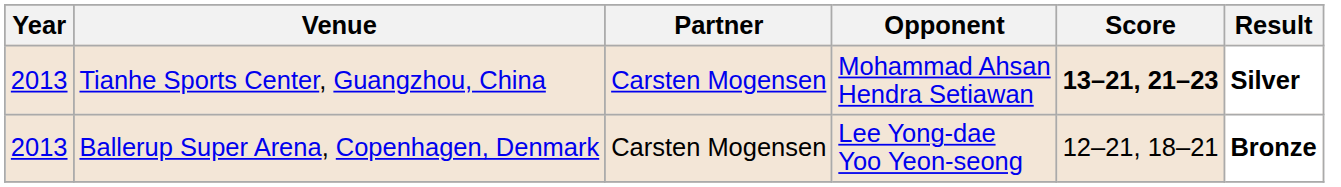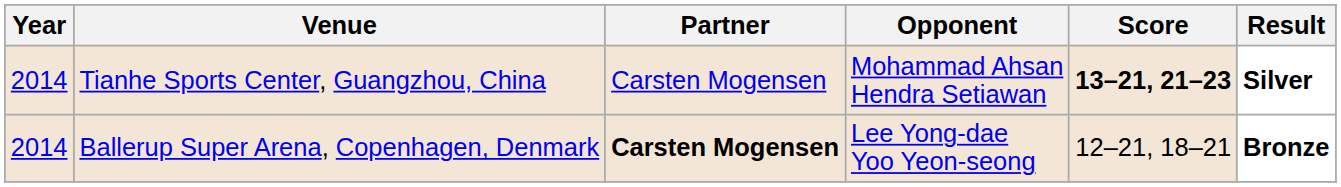(39, 80) 2013 -> (39, 80) 2014
(39, 148) 2013 -> (39, 148) 2014
(719, 148) normal -> (725, 148) bold
